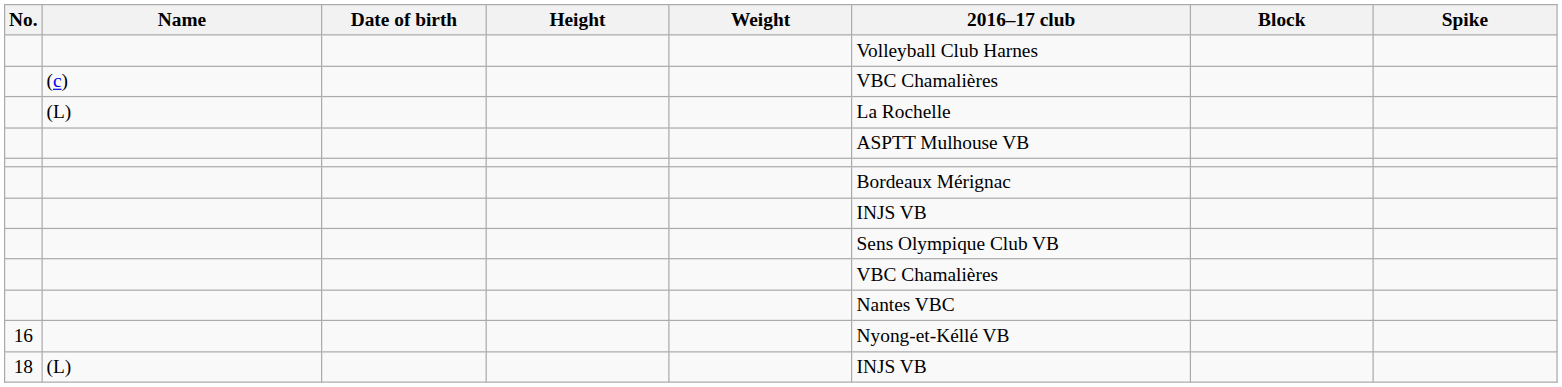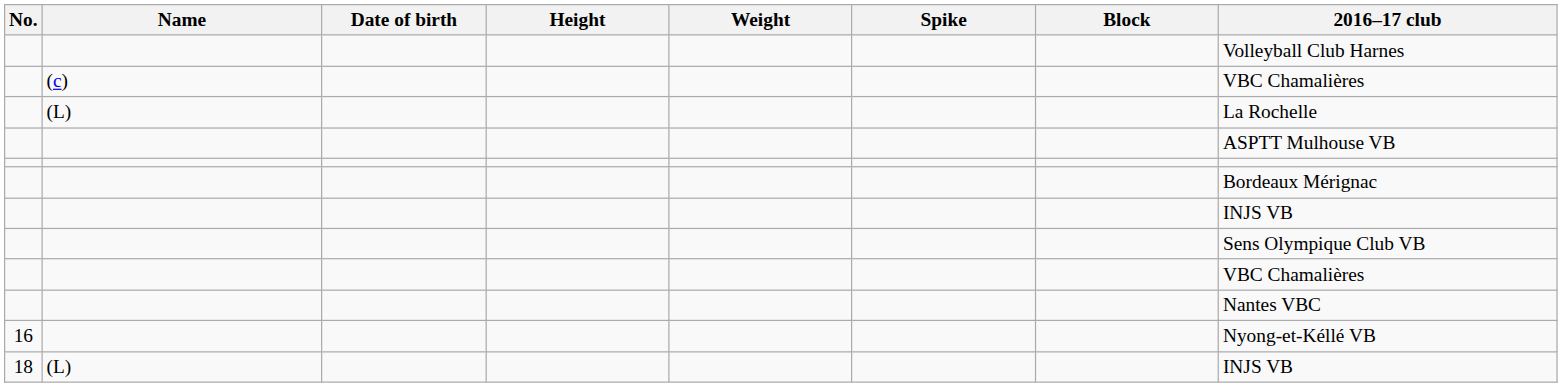columns swapped: (1465, 19) <-> (1021, 19)
